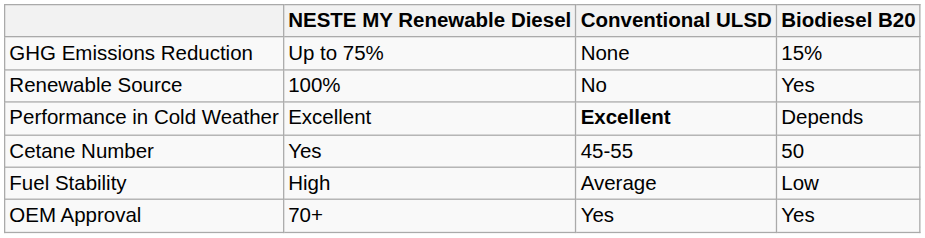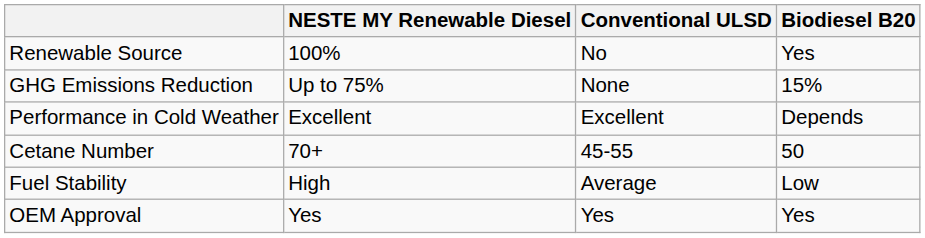rows swapped: (131, 53) <-> (96, 85)
(626, 118) bold -> (622, 118) normal
(305, 150) Yes -> (306, 150) 70+
(306, 215) 70+ -> (305, 215) Yes
